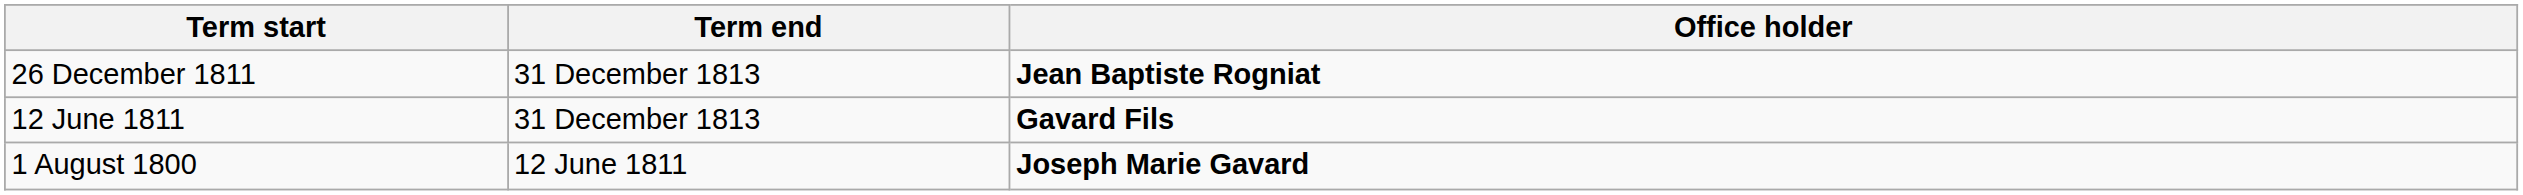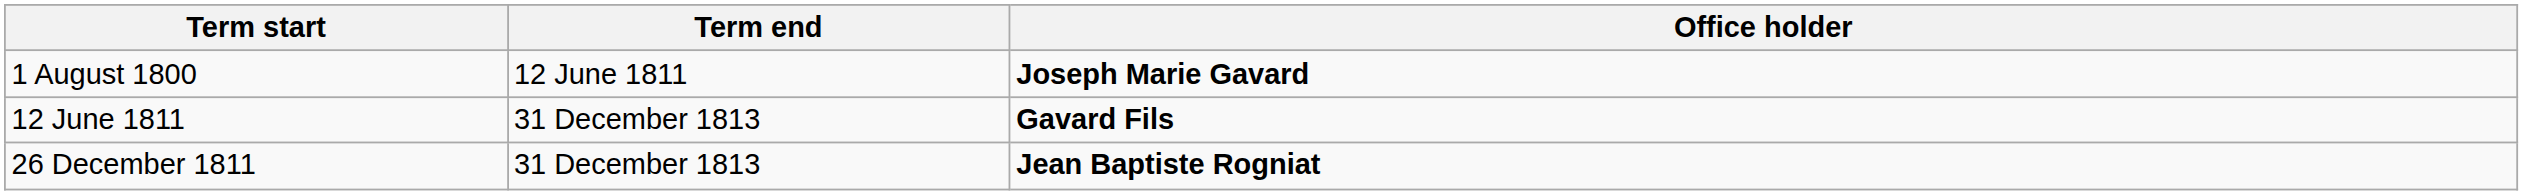rows swapped: (104, 165) <-> (134, 73)
